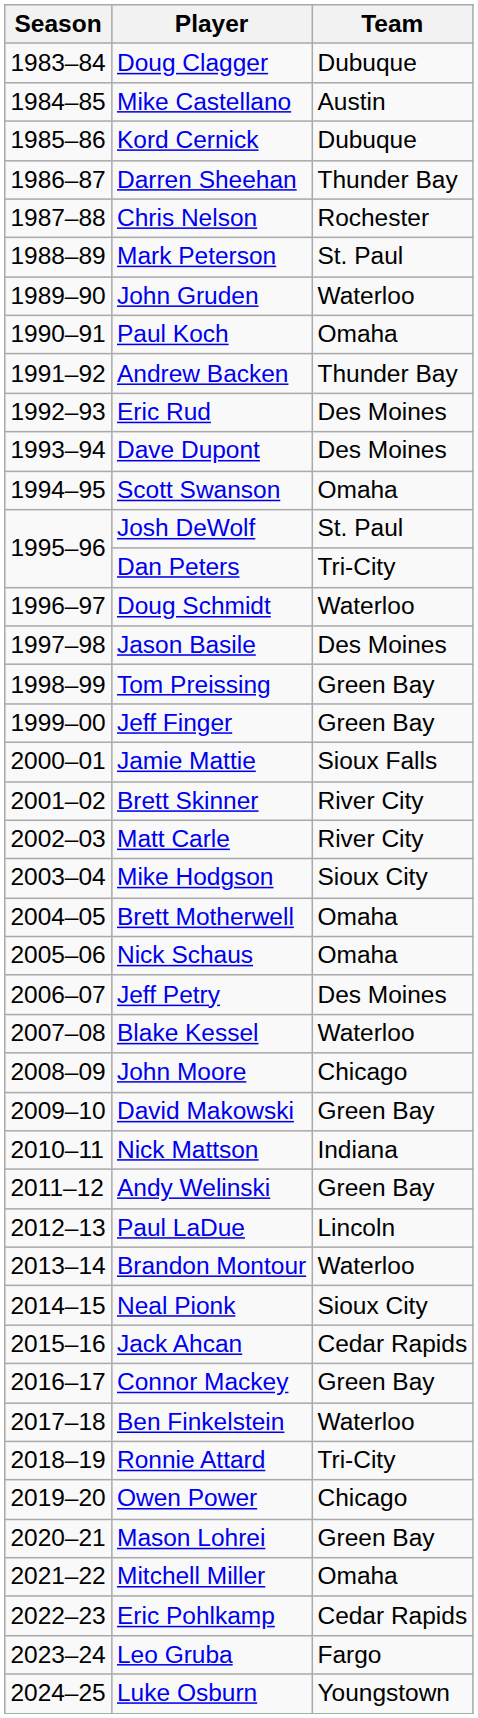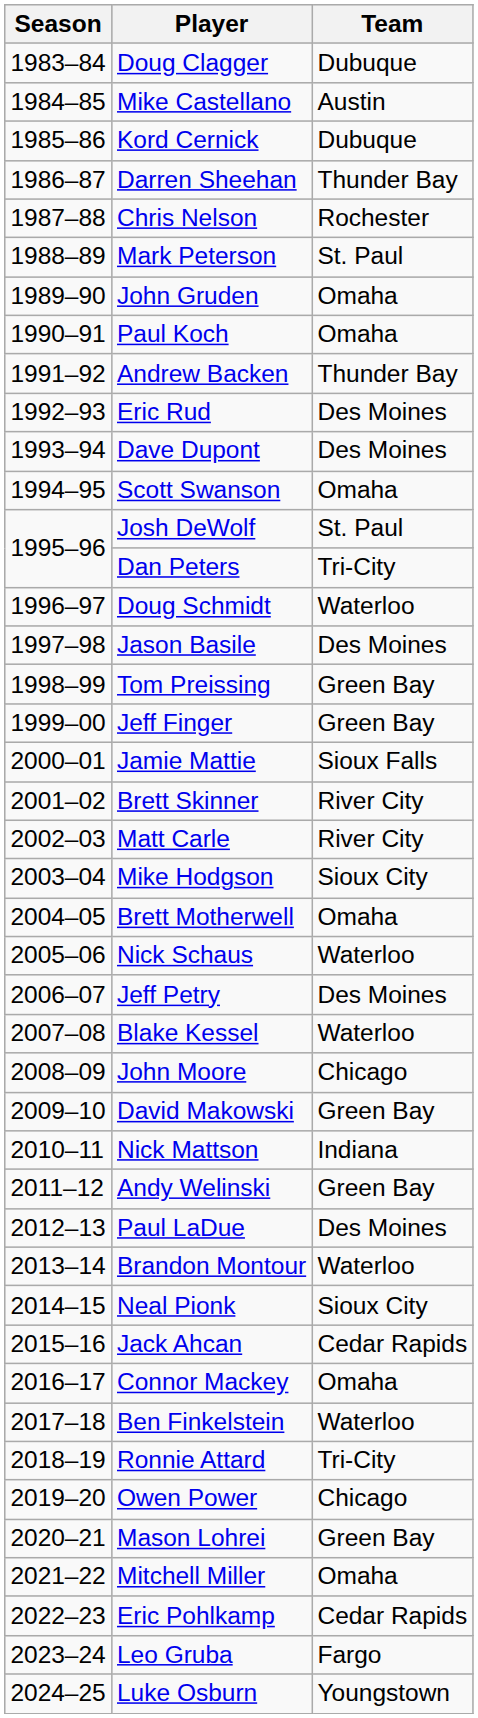(366, 295) Waterloo -> (358, 295) Omaha
(358, 955) Omaha -> (366, 955) Waterloo
(356, 1227) Lincoln -> (382, 1227) Des Moines
(376, 1382) Green Bay -> (358, 1382) Omaha
